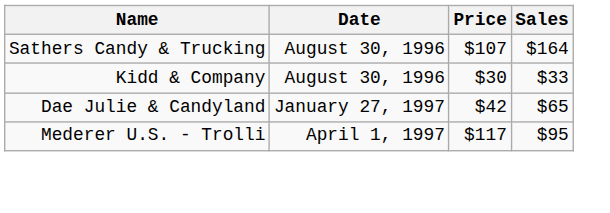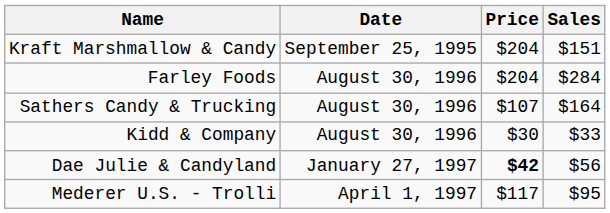+ row: (143, 49)
+ row: (212, 78)
(491, 107) normal -> (523, 165) bold
(553, 107) $65 -> (585, 165) $56
